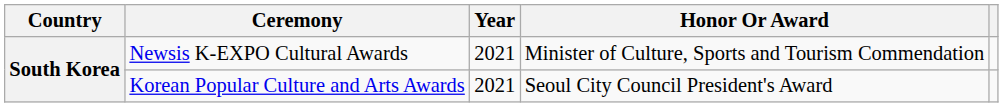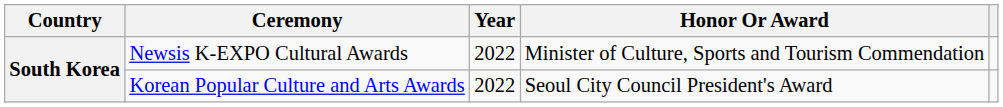(495, 53) 2021 -> (495, 53) 2022
(495, 85) 2021 -> (495, 85) 2022
